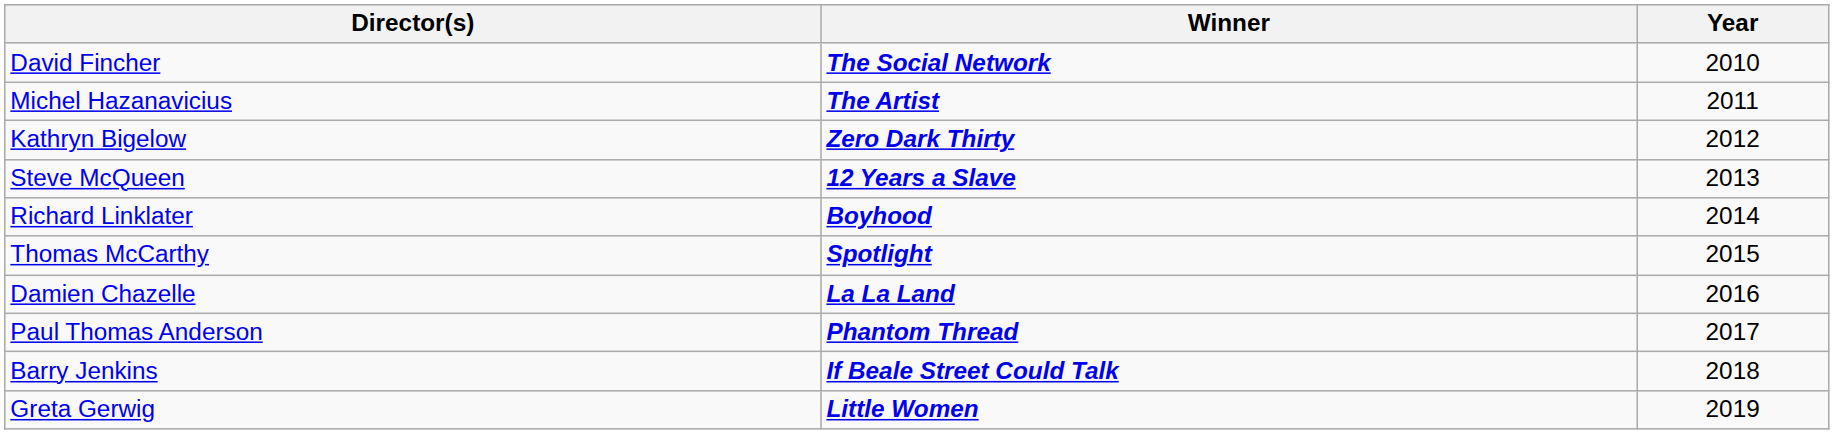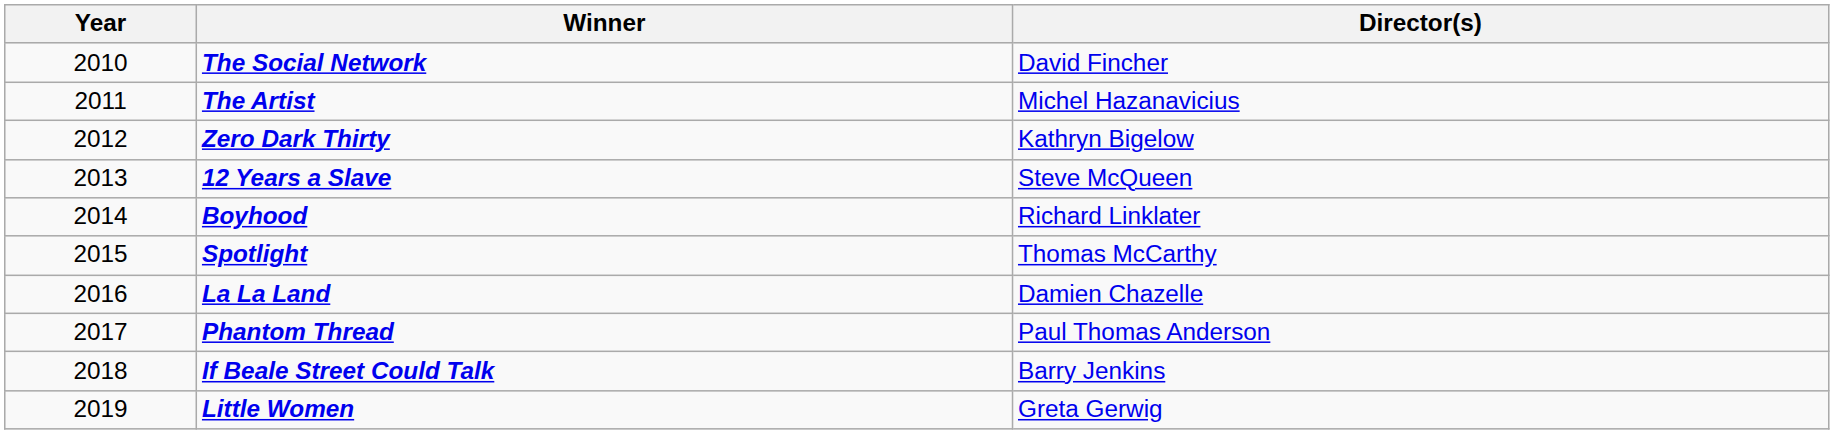columns swapped: (1733, 23) <-> (413, 23)
